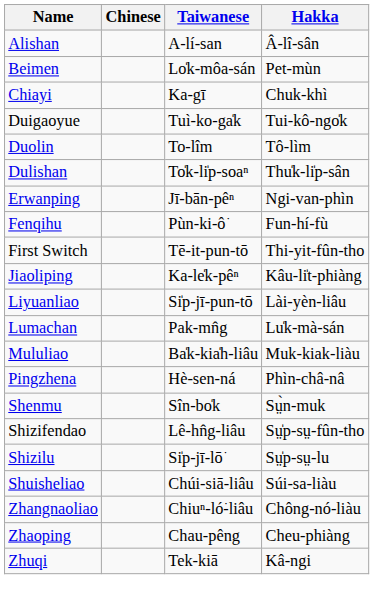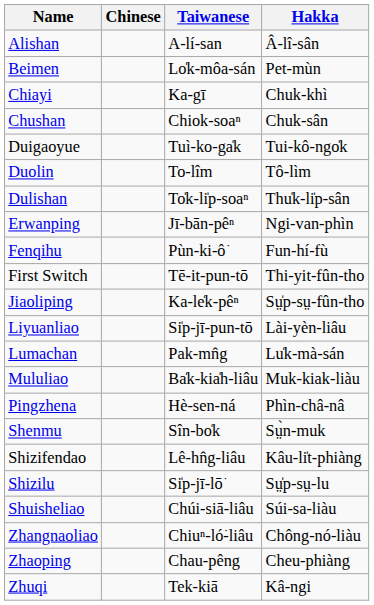+ row: (37, 120)
(314, 276) Kâu-li̍t-phiàng -> (315, 302) Sṳ̍p-sṳ-fûn-tho
(315, 431) Sṳ̍p-sṳ-fûn-tho -> (314, 457) Kâu-li̍t-phiàng
